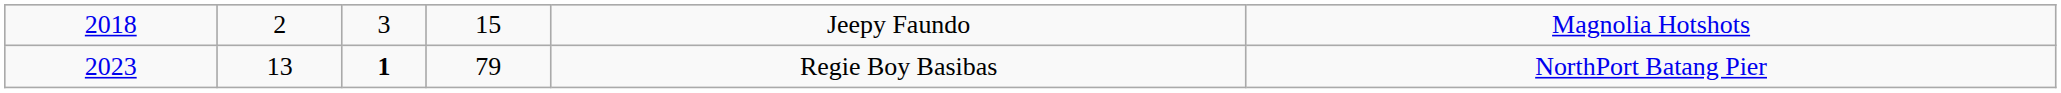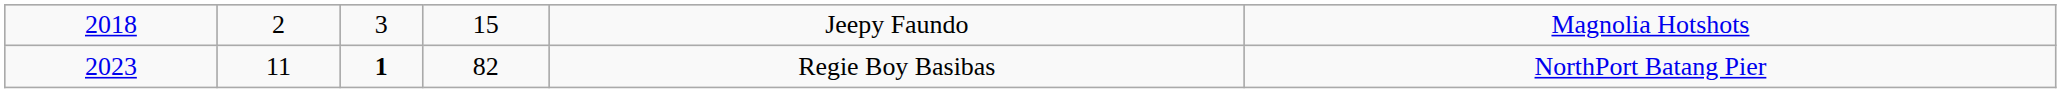(280, 66) 13 -> (278, 66) 11
(488, 66) 79 -> (486, 66) 82
